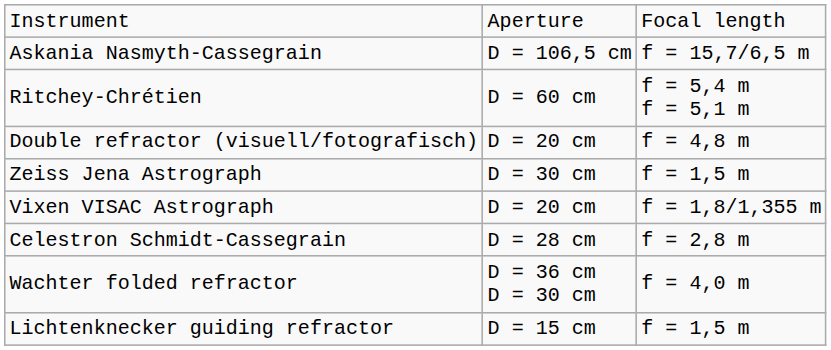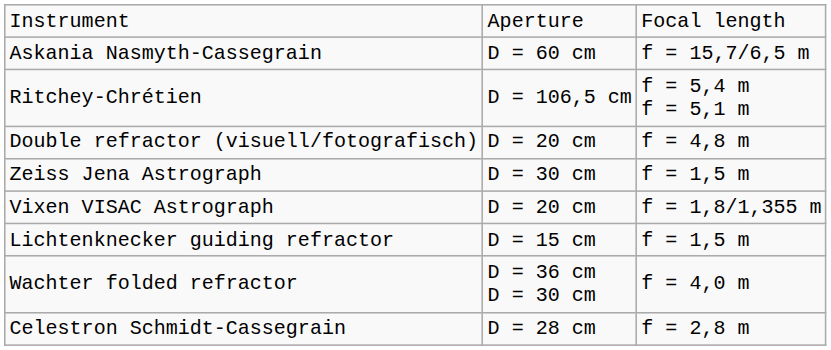(560, 54) D = 106,5 cm -> (542, 54) D = 60 cm
(542, 98) D = 60 cm -> (560, 98) D = 106,5 cm
rows swapped: (178, 240) <-> (202, 328)
